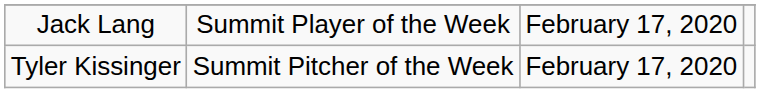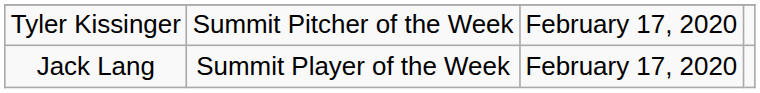rows swapped: (96, 25) <-> (96, 66)
